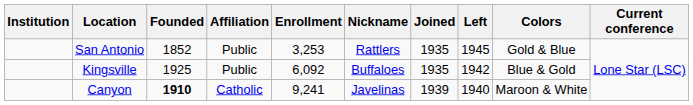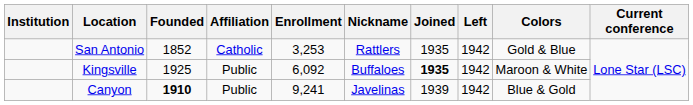(239, 49) Public -> (239, 49) Catholic
(475, 49) 1945 -> (475, 49) 1942
(435, 69) normal -> (435, 69) bold
(541, 69) Blue & Gold -> (541, 69) Maroon & White
(239, 89) Catholic -> (239, 89) Public
(475, 89) 1940 -> (475, 89) 1942
(541, 89) Maroon & White -> (541, 89) Blue & Gold
